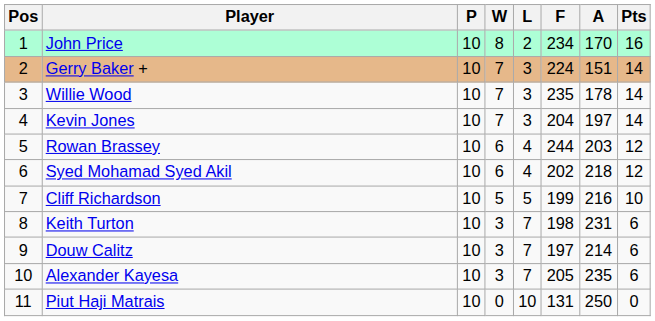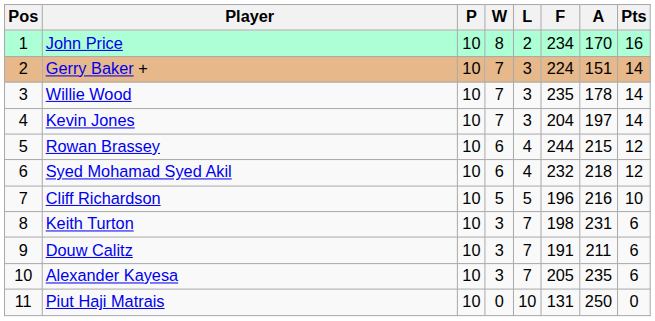(598, 146) 203 -> (598, 146) 215
(560, 172) 202 -> (560, 172) 232
(560, 198) 199 -> (560, 198) 196
(560, 250) 197 -> (560, 250) 191
(598, 250) 214 -> (598, 250) 211
